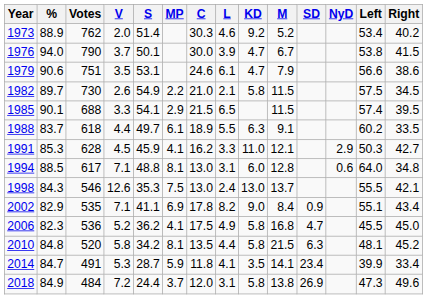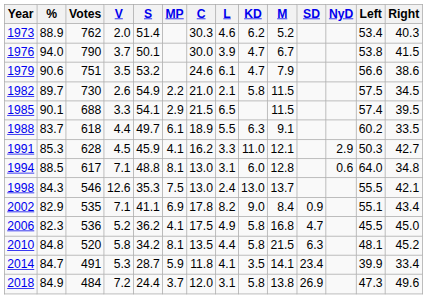(256, 33) 9.2 -> (256, 33) 6.2
(407, 33) 40.2 -> (407, 33) 40.3
(148, 71) 53.1 -> (148, 71) 53.2
